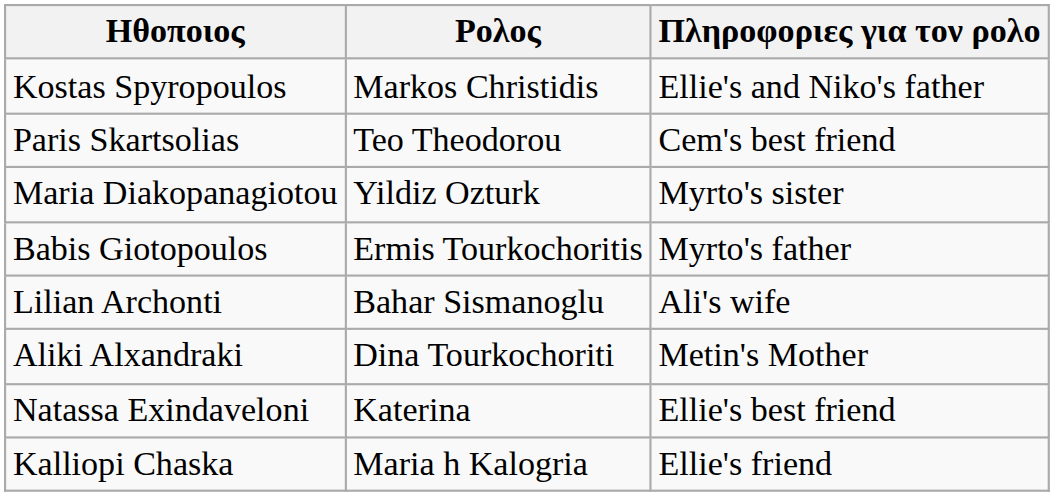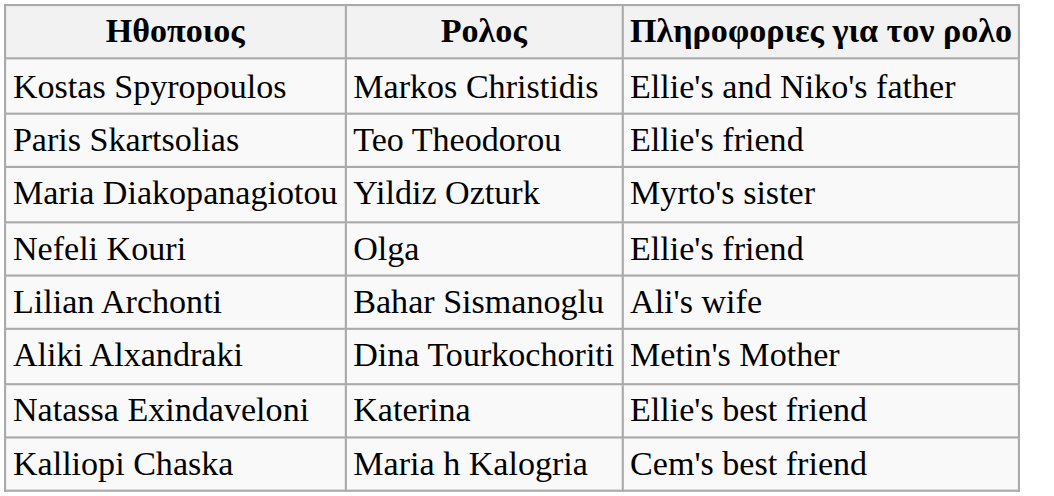(777, 139) Cem's best friend -> (717, 139) Ellie's friend
- row: (140, 247)
+ row: (100, 247)
(745, 463) Ellie's friend -> (749, 463) Cem's best friend
